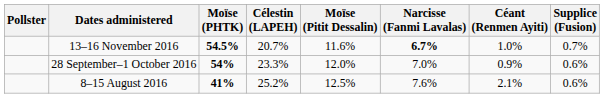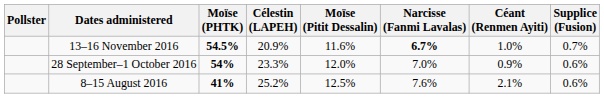(273, 45) 20.7% -> (273, 45) 20.9%
